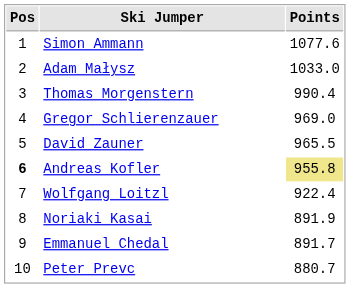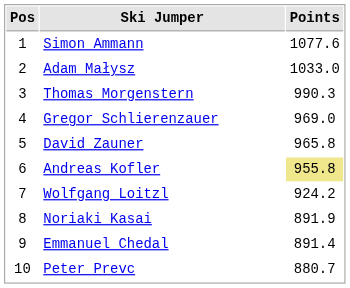(315, 94) 990.4 -> (315, 94) 990.3
(315, 144) 965.5 -> (315, 144) 965.8
(22, 169) bold -> (22, 169) normal
(315, 194) 922.4 -> (315, 194) 924.2
(315, 244) 891.7 -> (315, 244) 891.4
